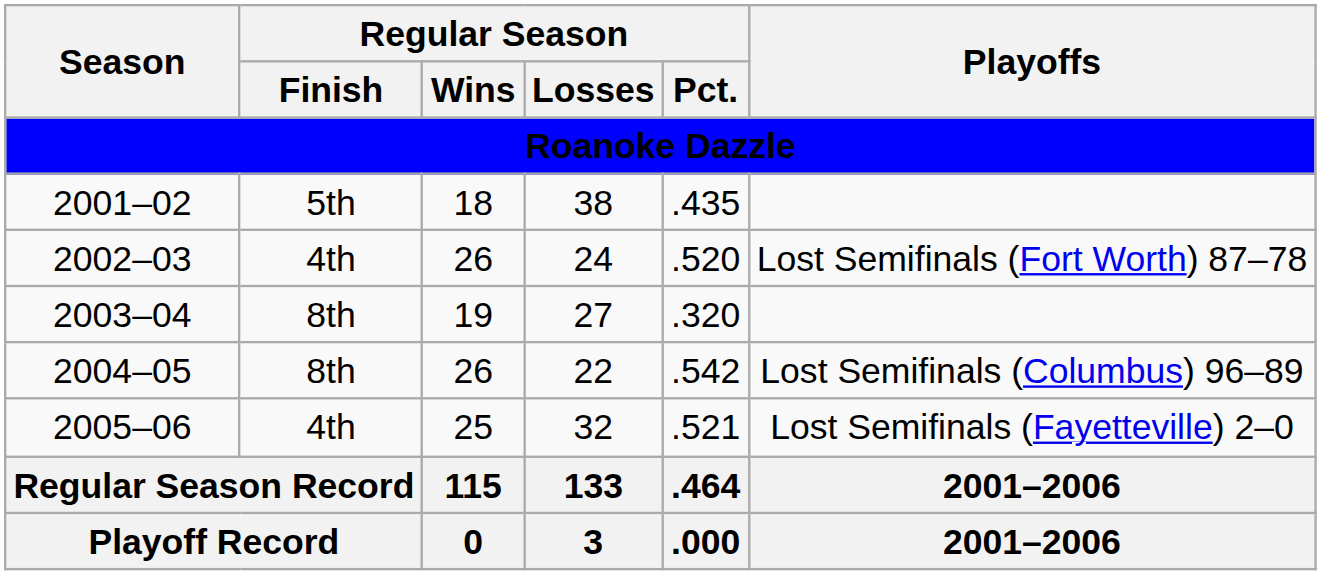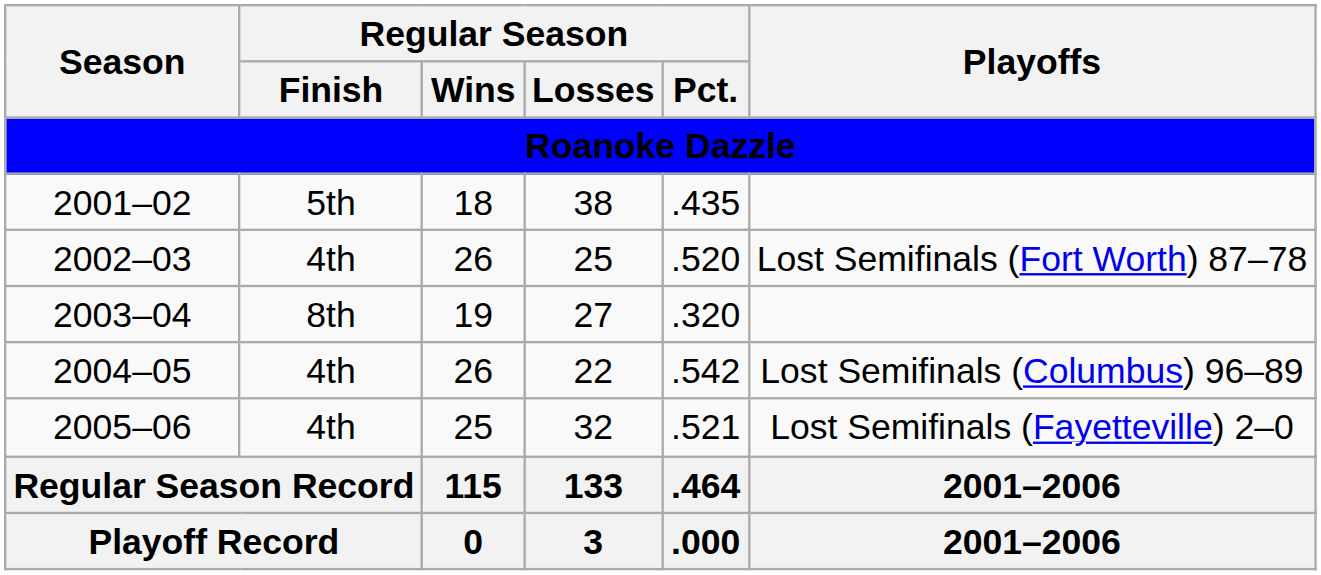(593, 259) 24 -> (593, 259) 25
(331, 371) 8th -> (331, 371) 4th
